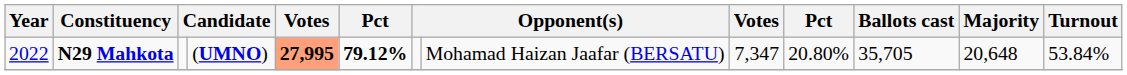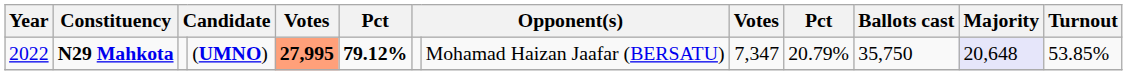(819, 53) 20.80% -> (819, 53) 20.79%
(885, 53) 35,705 -> (885, 53) 35,750
(991, 53) no background -> (991, 53) lavender background
(1079, 53) 53.84% -> (1079, 53) 53.85%
